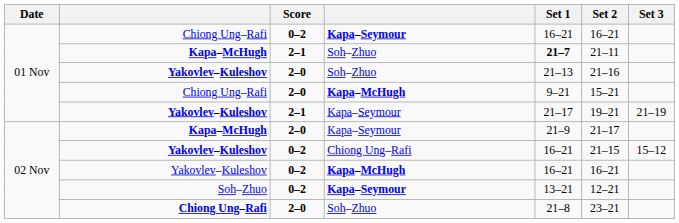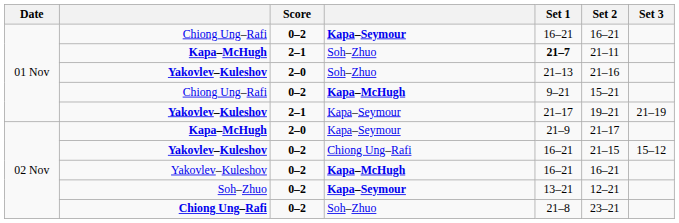(297, 92) 2–0 -> (297, 92) 0–2
(297, 209) 2–0 -> (297, 209) 0–2
